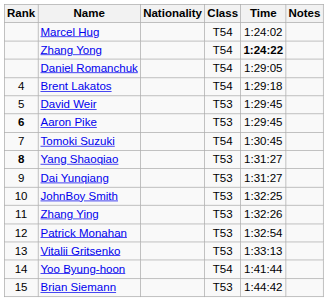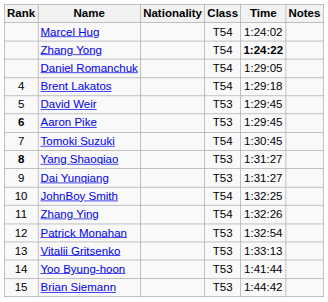(223, 196) T53 -> (223, 196) T54
(223, 214) T53 -> (223, 214) T54
(223, 269) T54 -> (223, 269) T53
